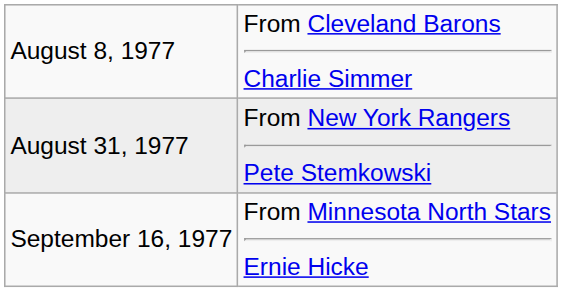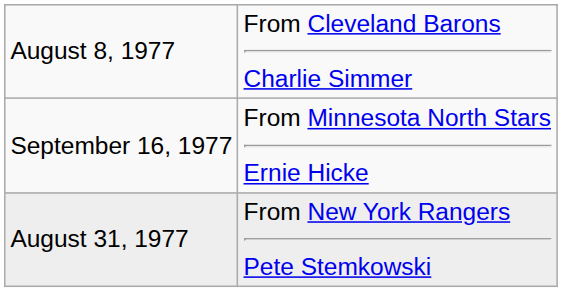rows swapped: (100, 145) <-> (121, 239)
